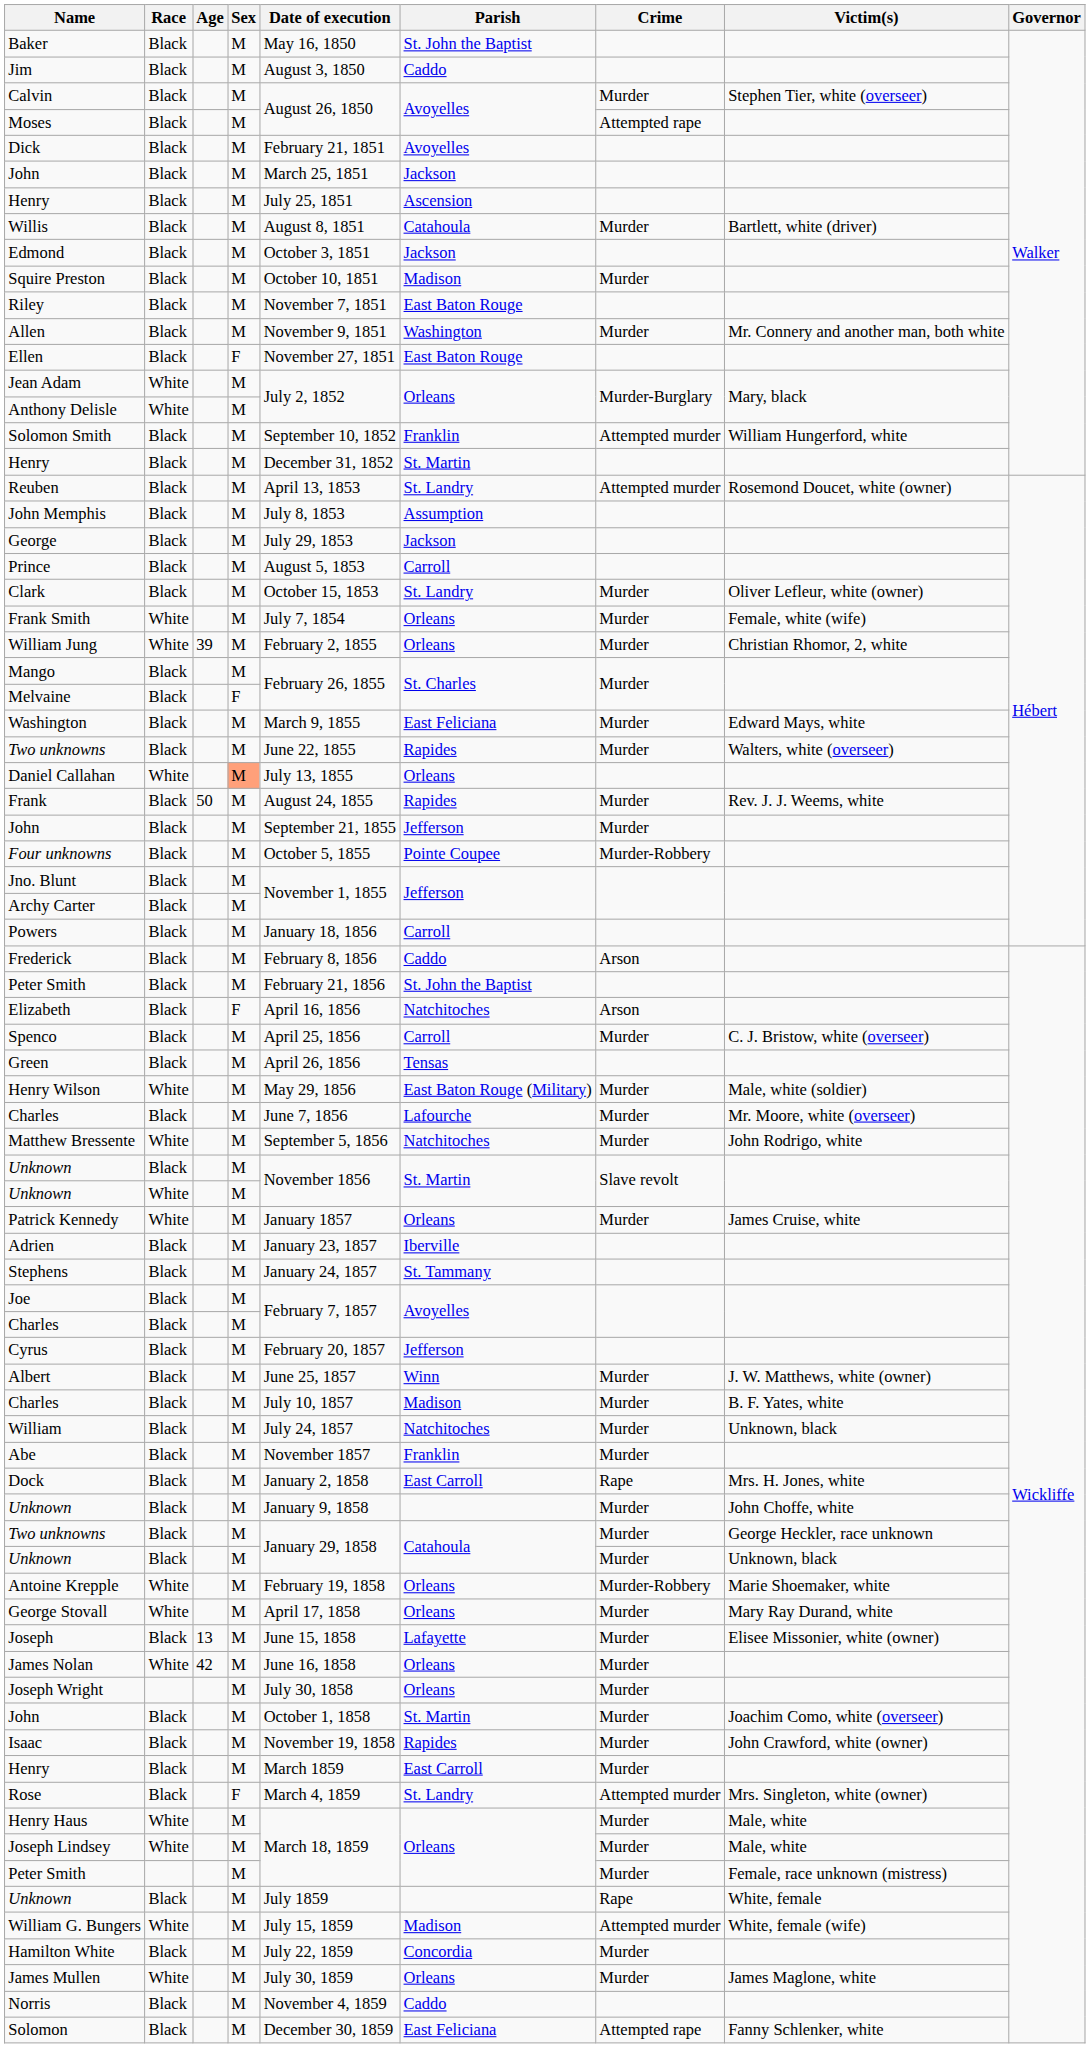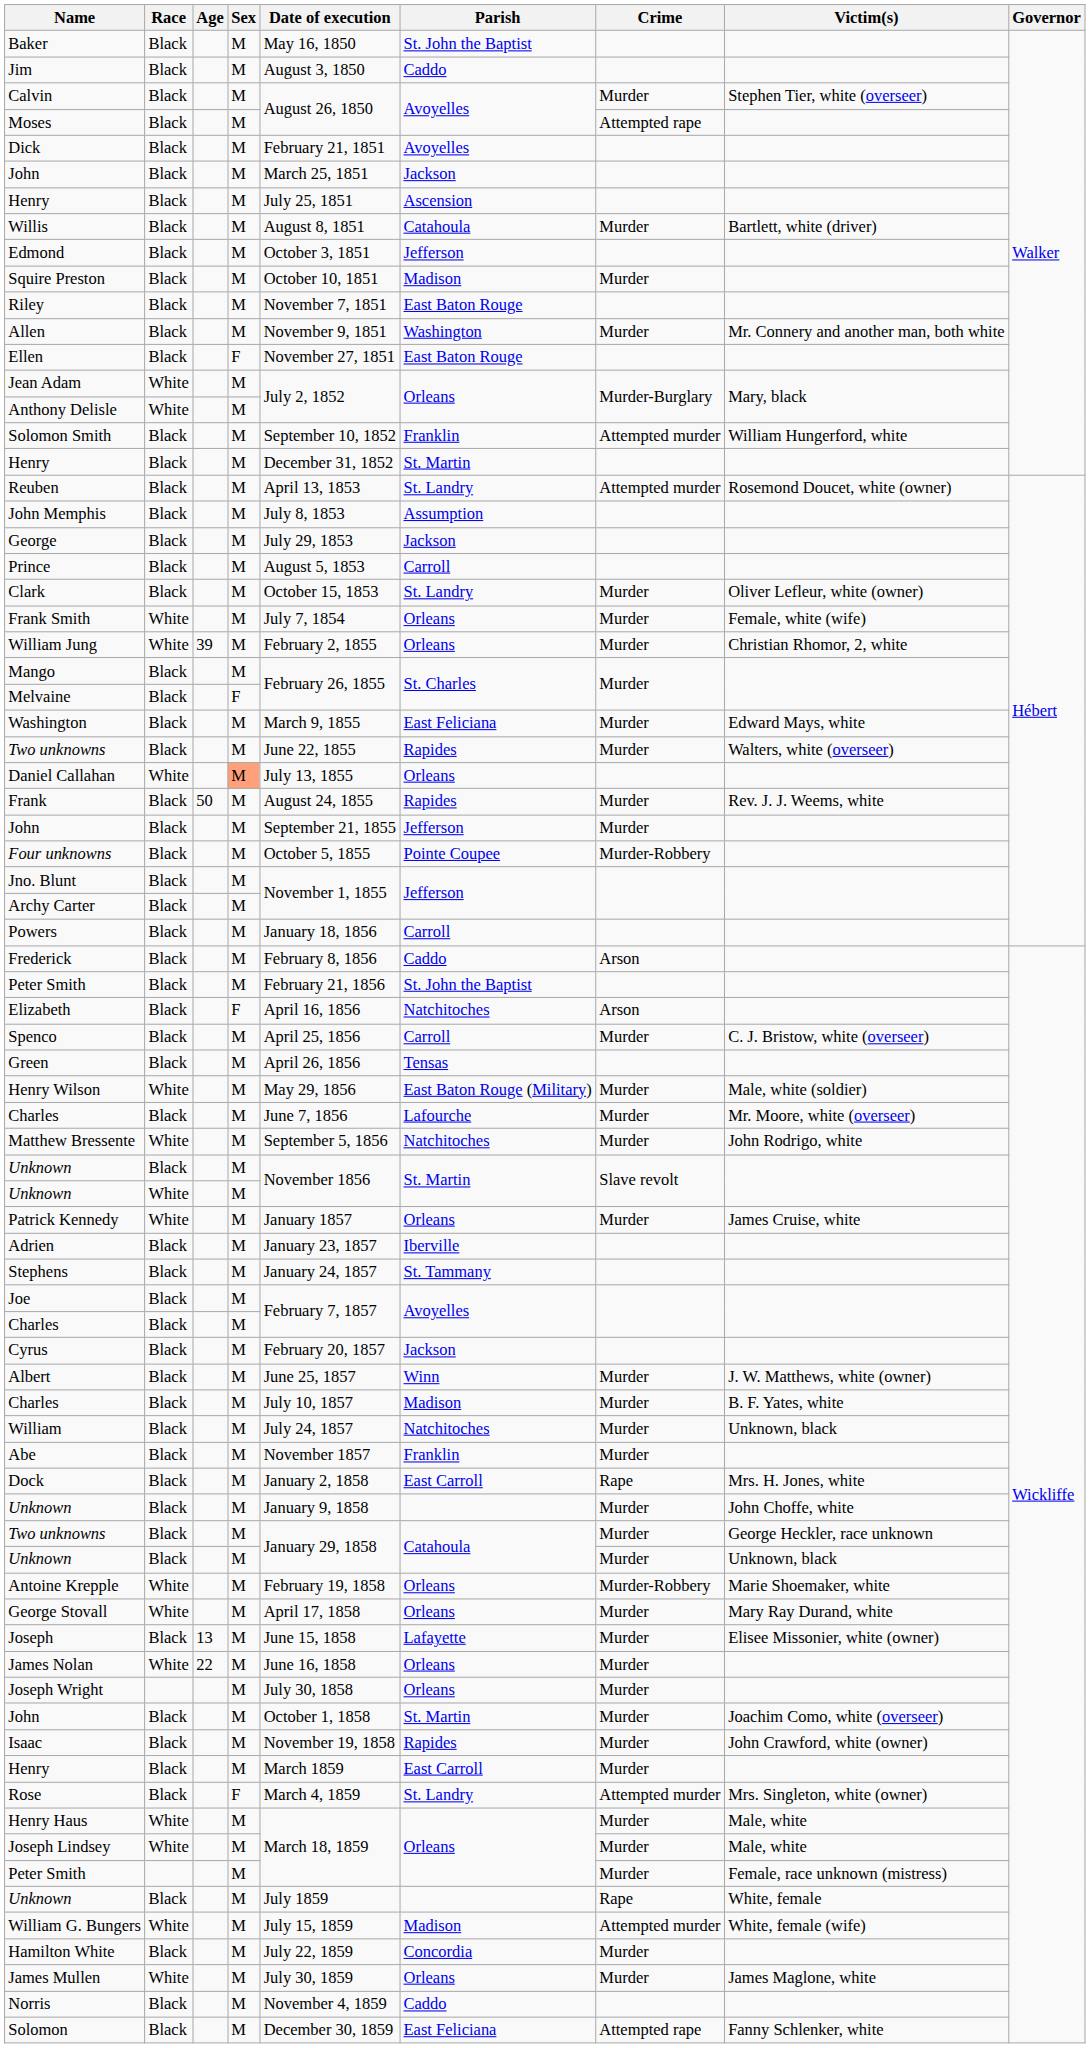(430, 252) Jackson -> (434, 252) Jefferson
(434, 1350) Jefferson -> (430, 1350) Jackson
(205, 1664) 42 -> (205, 1664) 22
